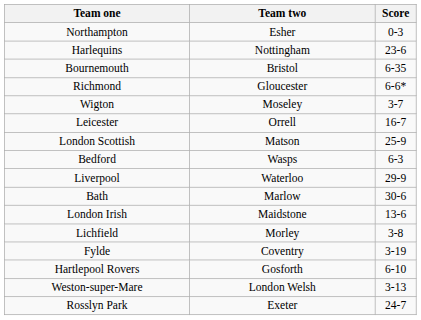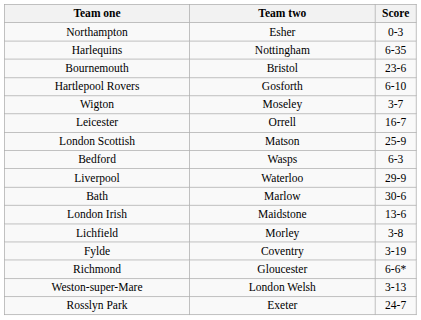(396, 50) 23-6 -> (396, 50) 6-35
(396, 68) 6-35 -> (396, 68) 23-6
rows swapped: (97, 269) <-> (97, 86)
